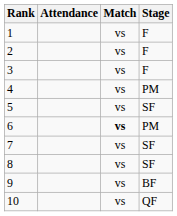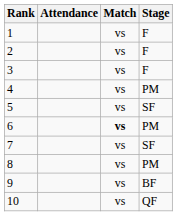(148, 164) SF -> (150, 164) PM
